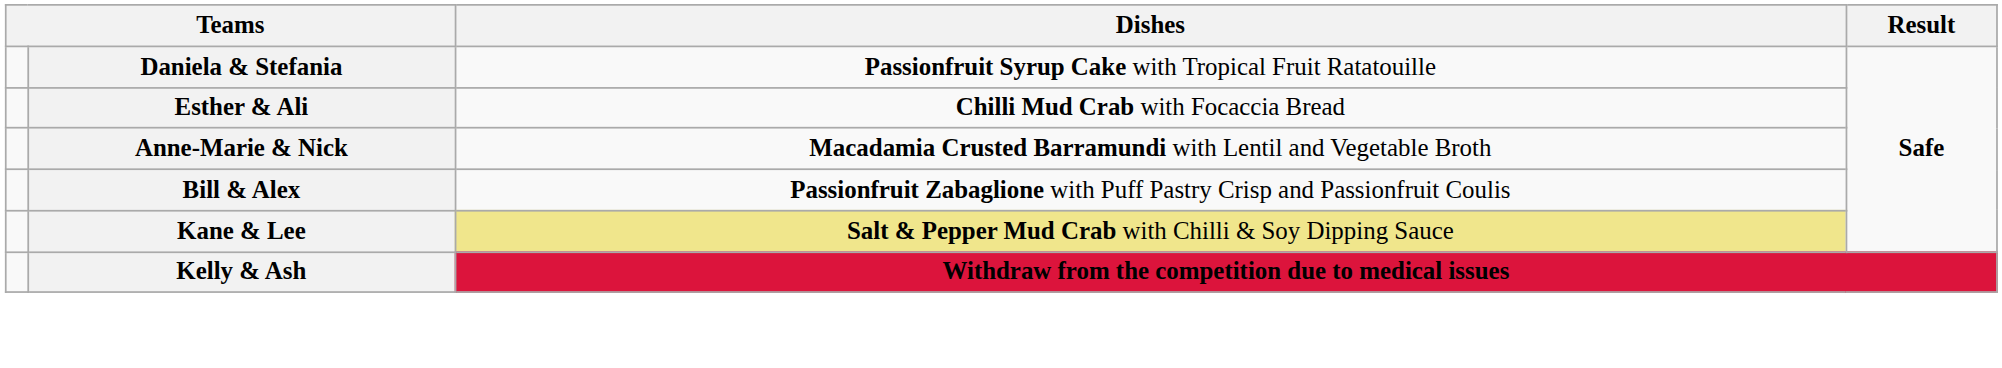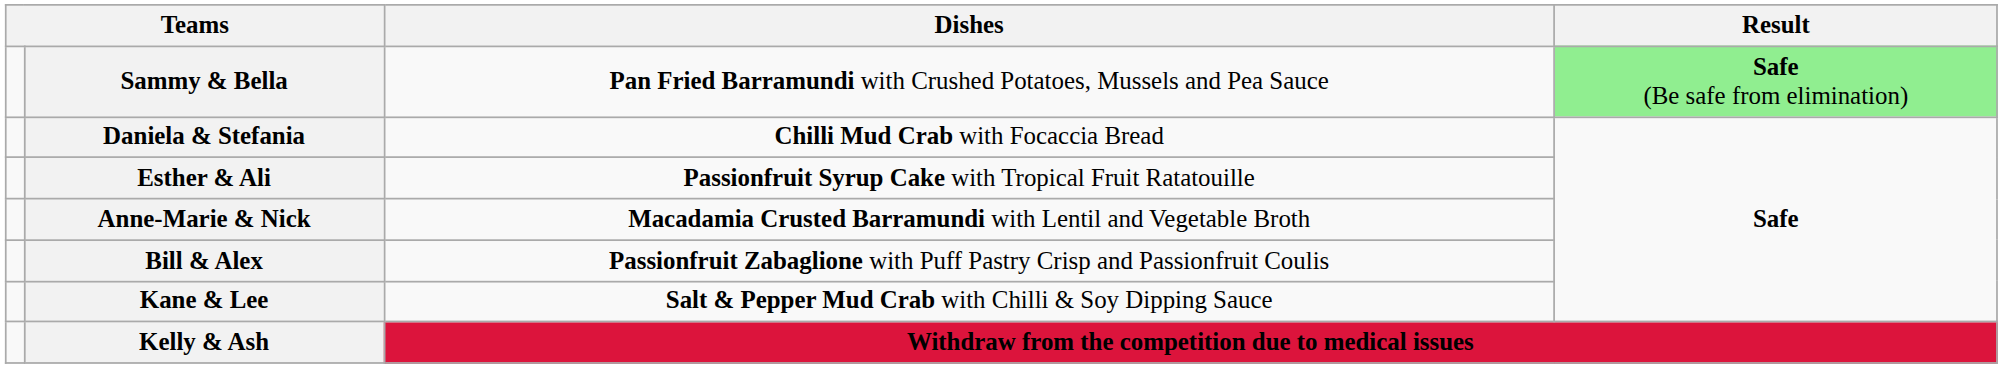+ row: (204, 81)
(1150, 66) Passionfruit Syrup Cake with Tropical Fruit Ratatouille -> (969, 137) Chilli Mud Crab with Focaccia Bread
(1150, 107) Chilli Mud Crab with Focaccia Bread -> (969, 178) Passionfruit Syrup Cake with Tropical Fruit Ratatouille
(1150, 230) khaki background -> (969, 301) no background
